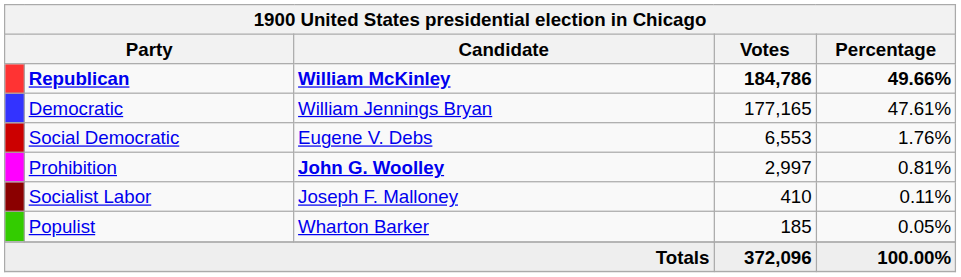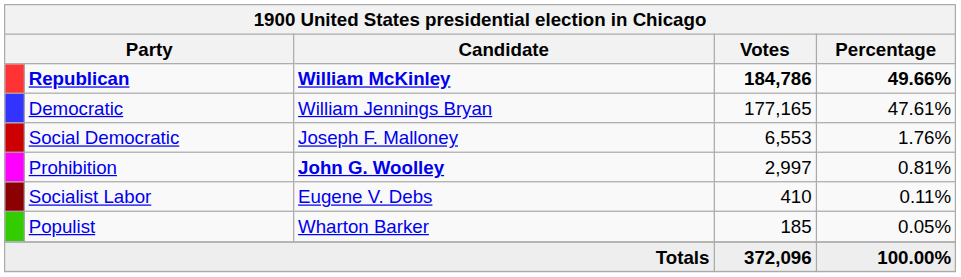(365, 138) Eugene V. Debs -> (378, 138) Joseph F. Malloney
(378, 197) Joseph F. Malloney -> (365, 197) Eugene V. Debs
